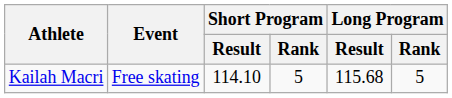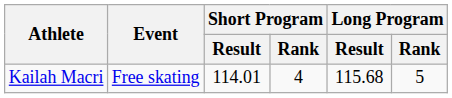(237, 78) 114.10 -> (237, 78) 114.01
(298, 78) 5 -> (298, 78) 4
